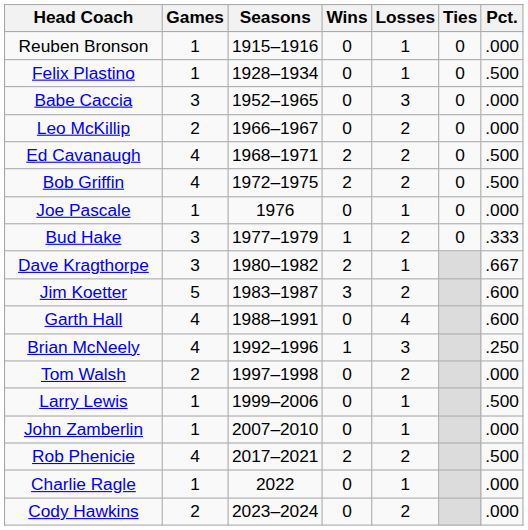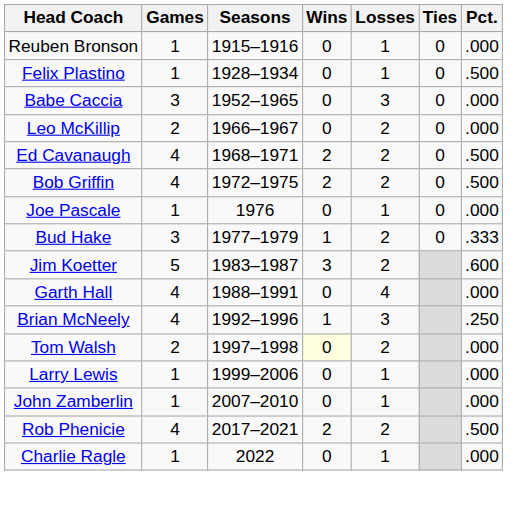- row: (83, 264)
(502, 319) .600 -> (482, 292) .000
(347, 374) no background -> (327, 347) lightyellow background
(502, 401) .500 -> (482, 374) .000
- row: (83, 511)
